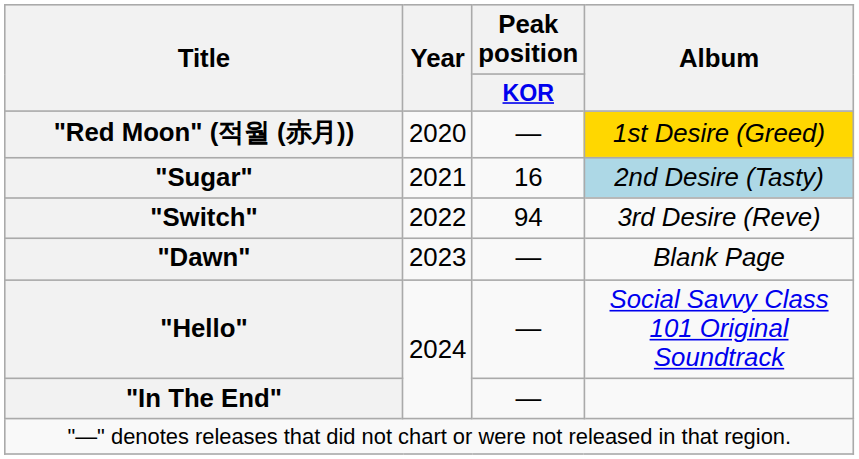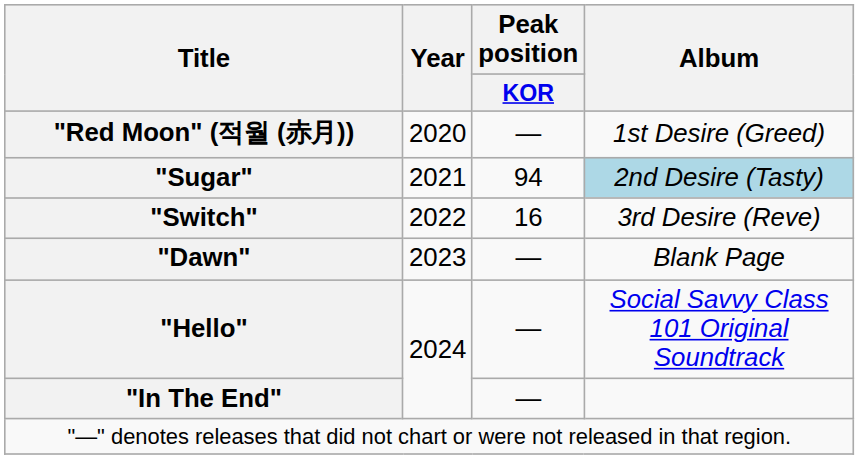(719, 133) gold background -> (719, 133) no background
(528, 177) 16 -> (528, 177) 94
(528, 217) 94 -> (528, 217) 16
